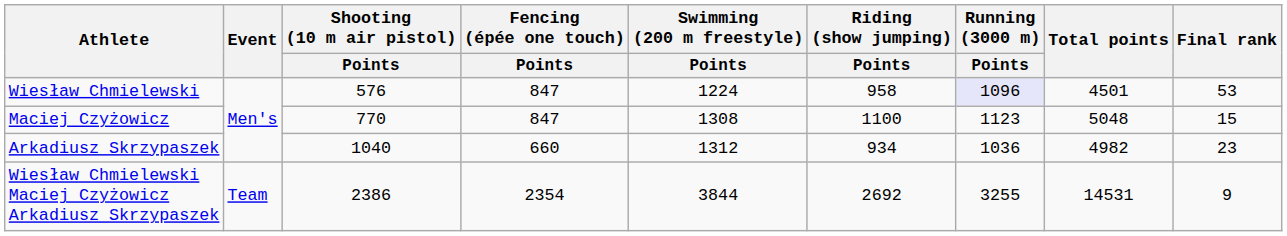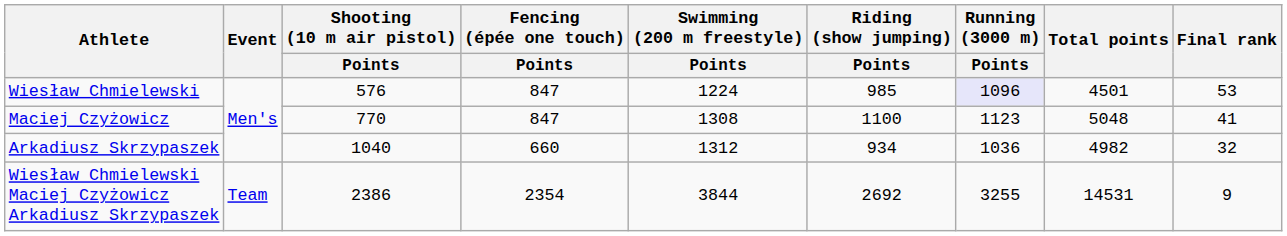(882, 92) 958 -> (882, 92) 985
(1227, 120) 15 -> (1227, 120) 41
(1227, 148) 23 -> (1227, 148) 32
